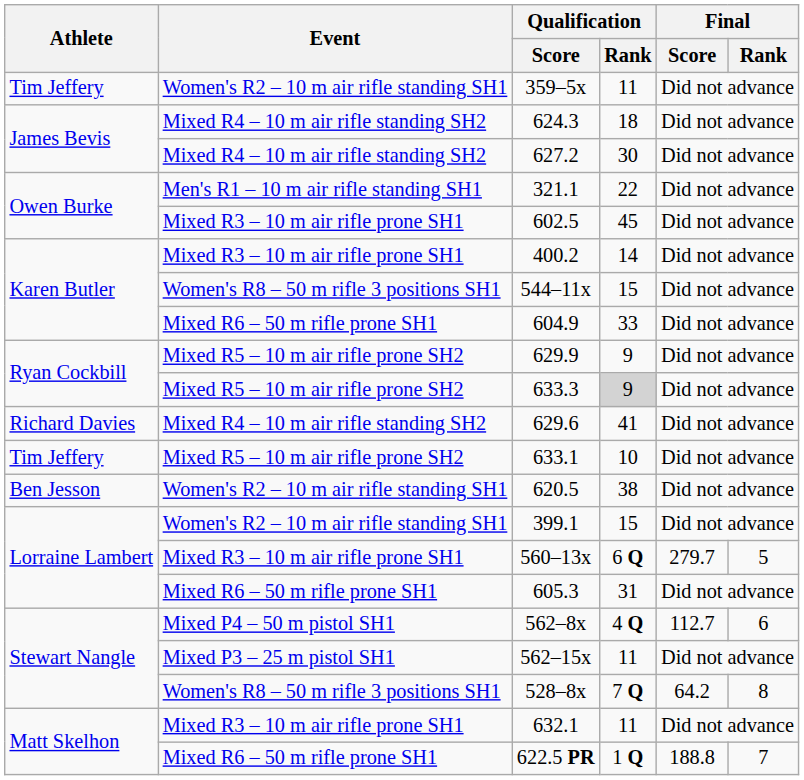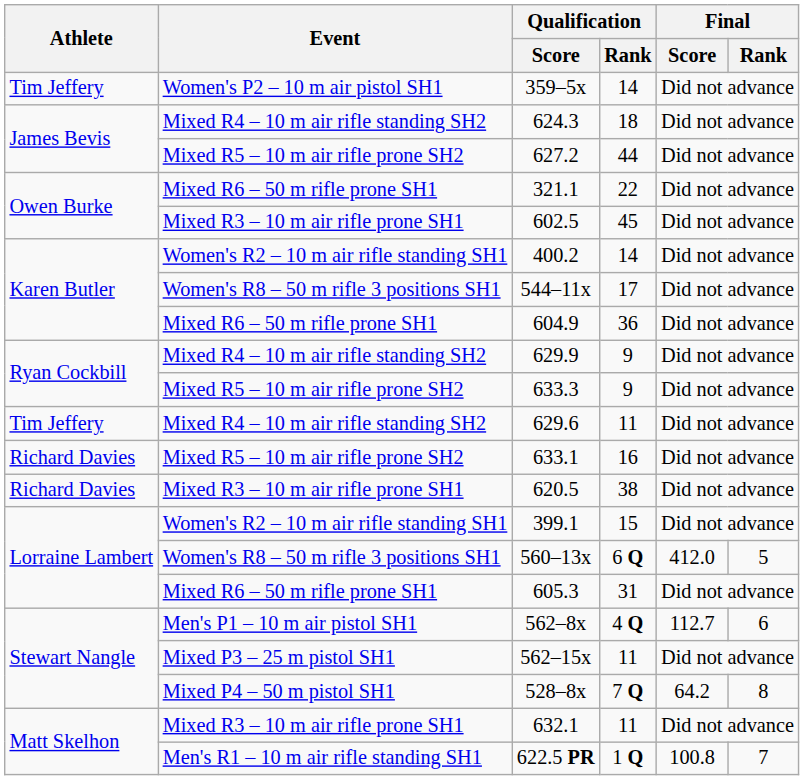(335, 88) Women's R2 – 10 m air rifle standing SH1 -> (303, 88) Women's P2 – 10 m air pistol SH1
(628, 88) 11 -> (628, 88) 14
(324, 155) Mixed R4 – 10 m air rifle standing SH2 -> (313, 155) Mixed R5 – 10 m air rifle prone SH2
(628, 155) 30 -> (628, 155) 44
(322, 189) Men's R1 – 10 m air rifle standing SH1 -> (300, 189) Mixed R6 – 50 m rifle prone SH1
(313, 256) Mixed R3 – 10 m air rifle prone SH1 -> (335, 256) Women's R2 – 10 m air rifle standing SH1
(628, 289) 15 -> (628, 289) 17
(628, 323) 33 -> (628, 323) 36
(313, 356) Mixed R5 – 10 m air rifle prone SH2 -> (324, 356) Mixed R4 – 10 m air rifle standing SH2
(628, 389) lightgrey background -> (628, 389) no background
(72, 423) Richard Davies -> (57, 423) Tim Jeffery
(628, 423) 41 -> (628, 423) 11
(57, 456) Tim Jeffery -> (72, 456) Richard Davies
(628, 456) 10 -> (628, 456) 16
(55, 490) Ben Jesson -> (72, 490) Richard Davies
(335, 490) Women's R2 – 10 m air rifle standing SH1 -> (313, 490) Mixed R3 – 10 m air rifle prone SH1
(313, 557) Mixed R3 – 10 m air rifle prone SH1 -> (332, 557) Women's R8 – 50 m rifle 3 positions SH1
(692, 557) 279.7 -> (692, 557) 412.0
(279, 624) Mixed P4 – 50 m pistol SH1 -> (290, 624) Men's P1 – 10 m air pistol SH1
(332, 691) Women's R8 – 50 m rifle 3 positions SH1 -> (279, 691) Mixed P4 – 50 m pistol SH1
(300, 758) Mixed R6 – 50 m rifle prone SH1 -> (322, 758) Men's R1 – 10 m air rifle standing SH1
(692, 758) 188.8 -> (692, 758) 100.8
